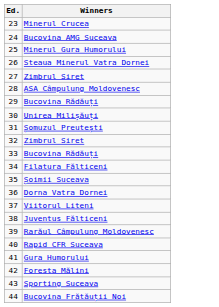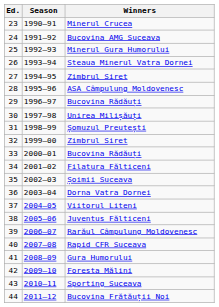+ column: (44, 11)
